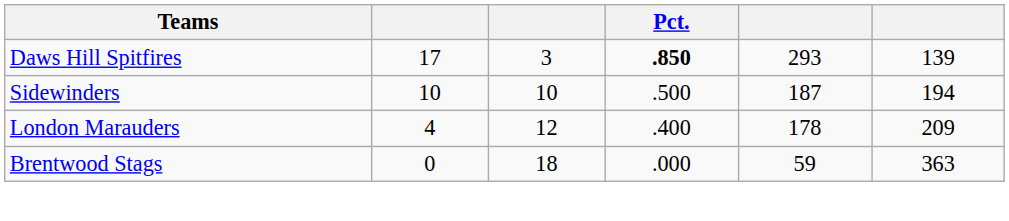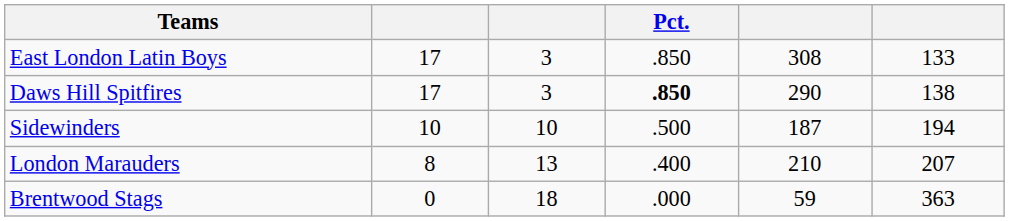+ row: (118, 57)
(805, 57) 293 -> (805, 92) 290
(938, 57) 139 -> (938, 92) 138
(430, 127) 4 -> (430, 163) 8
(546, 127) 12 -> (546, 163) 13
(805, 127) 178 -> (805, 163) 210
(938, 127) 209 -> (938, 163) 207
